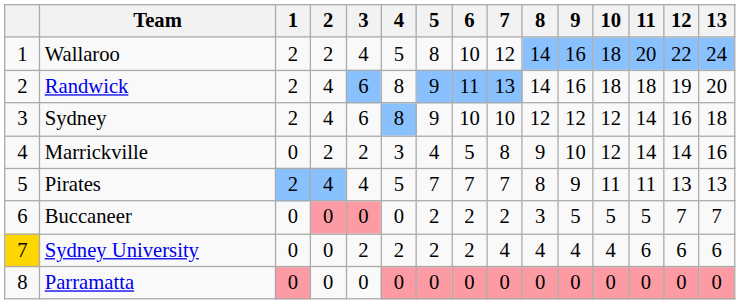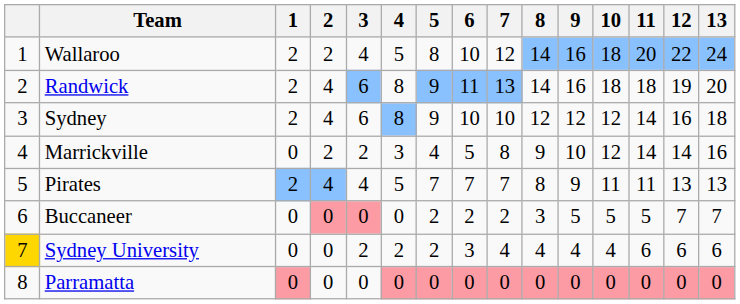(469, 250) 2 -> (469, 250) 3
